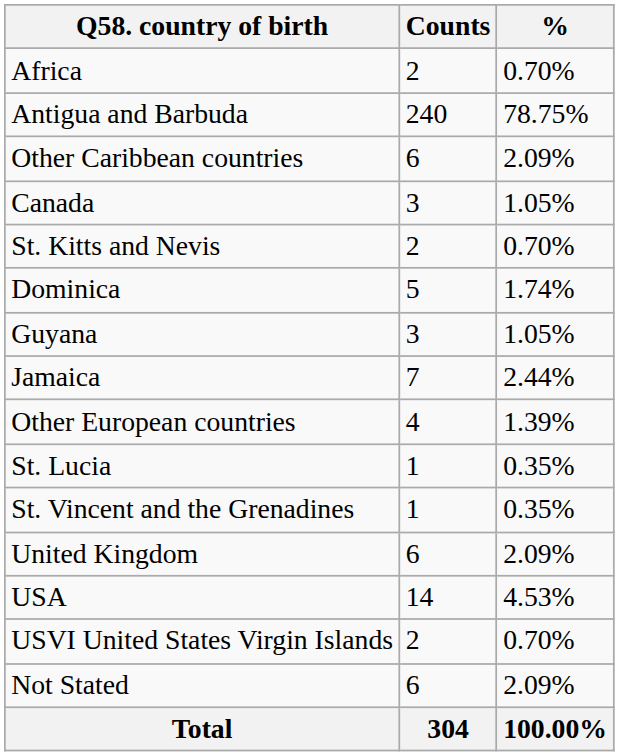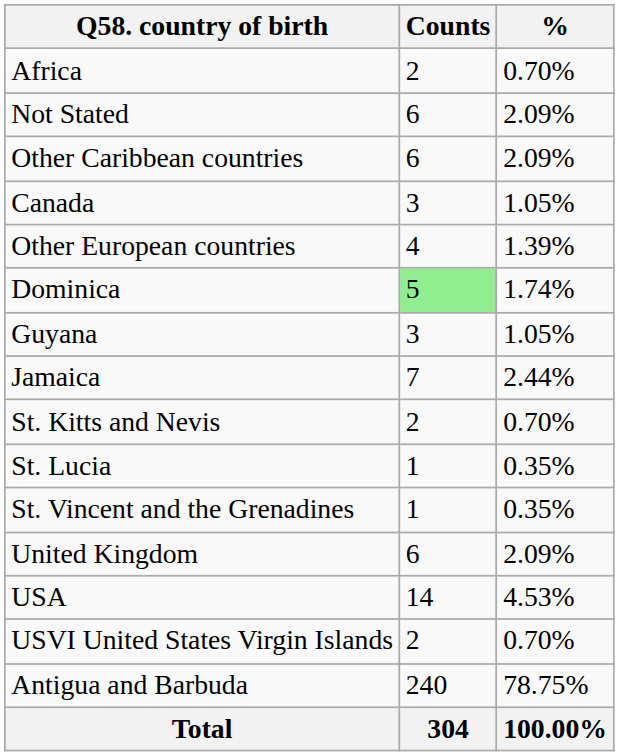rows swapped: (130, 114) <-> (70, 684)
rows swapped: (153, 421) <-> (116, 245)
(413, 289) no background -> (413, 289) lightgreen background
